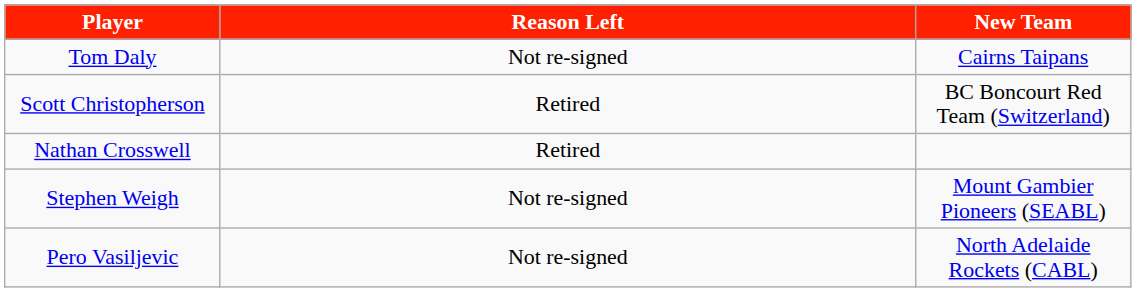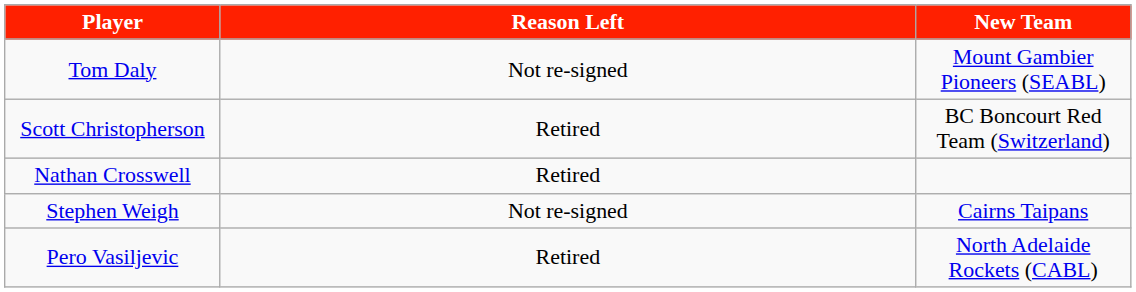(1023, 56) Cairns Taipans -> (1023, 68) Mount Gambier Pioneers (SEABL)
(1023, 197) Mount Gambier Pioneers (SEABL) -> (1023, 210) Cairns Taipans
(568, 257) Not re-signed -> (568, 257) Retired
